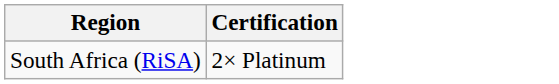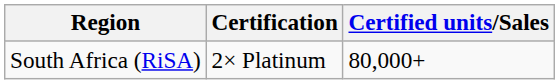+ column: (449, 22)
